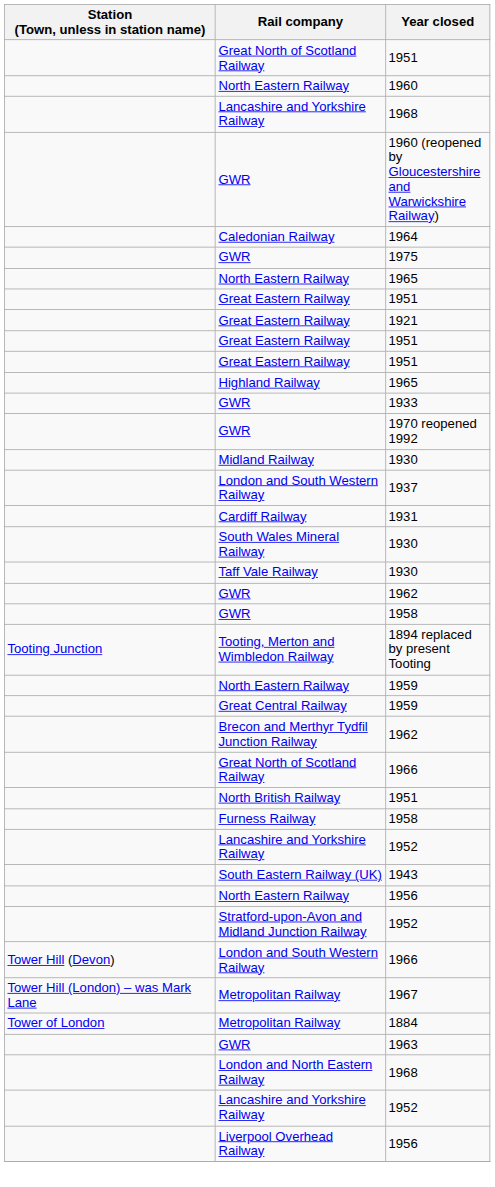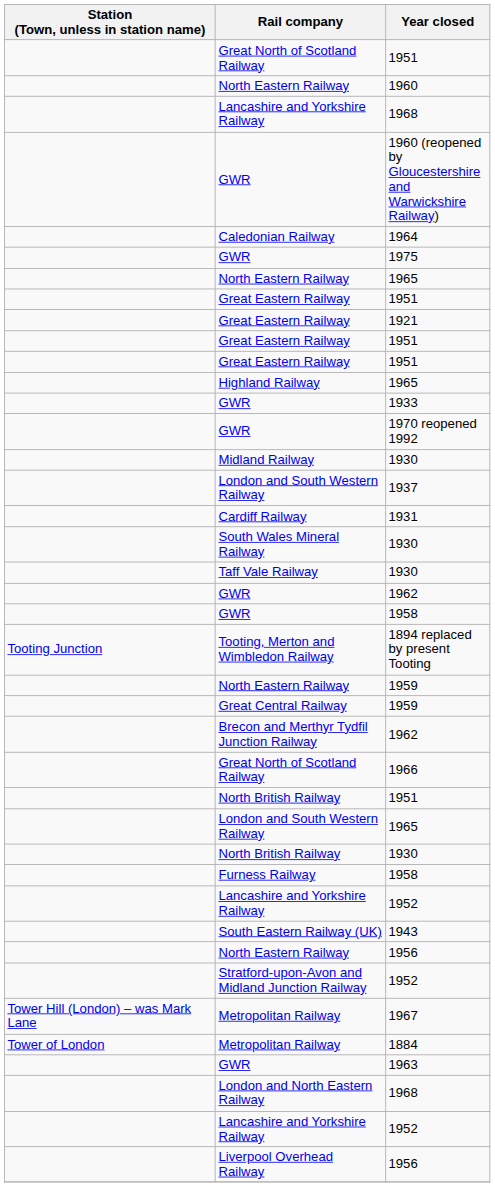+ row: (298, 826)
+ row: (279, 854)
- row: (298, 959)
